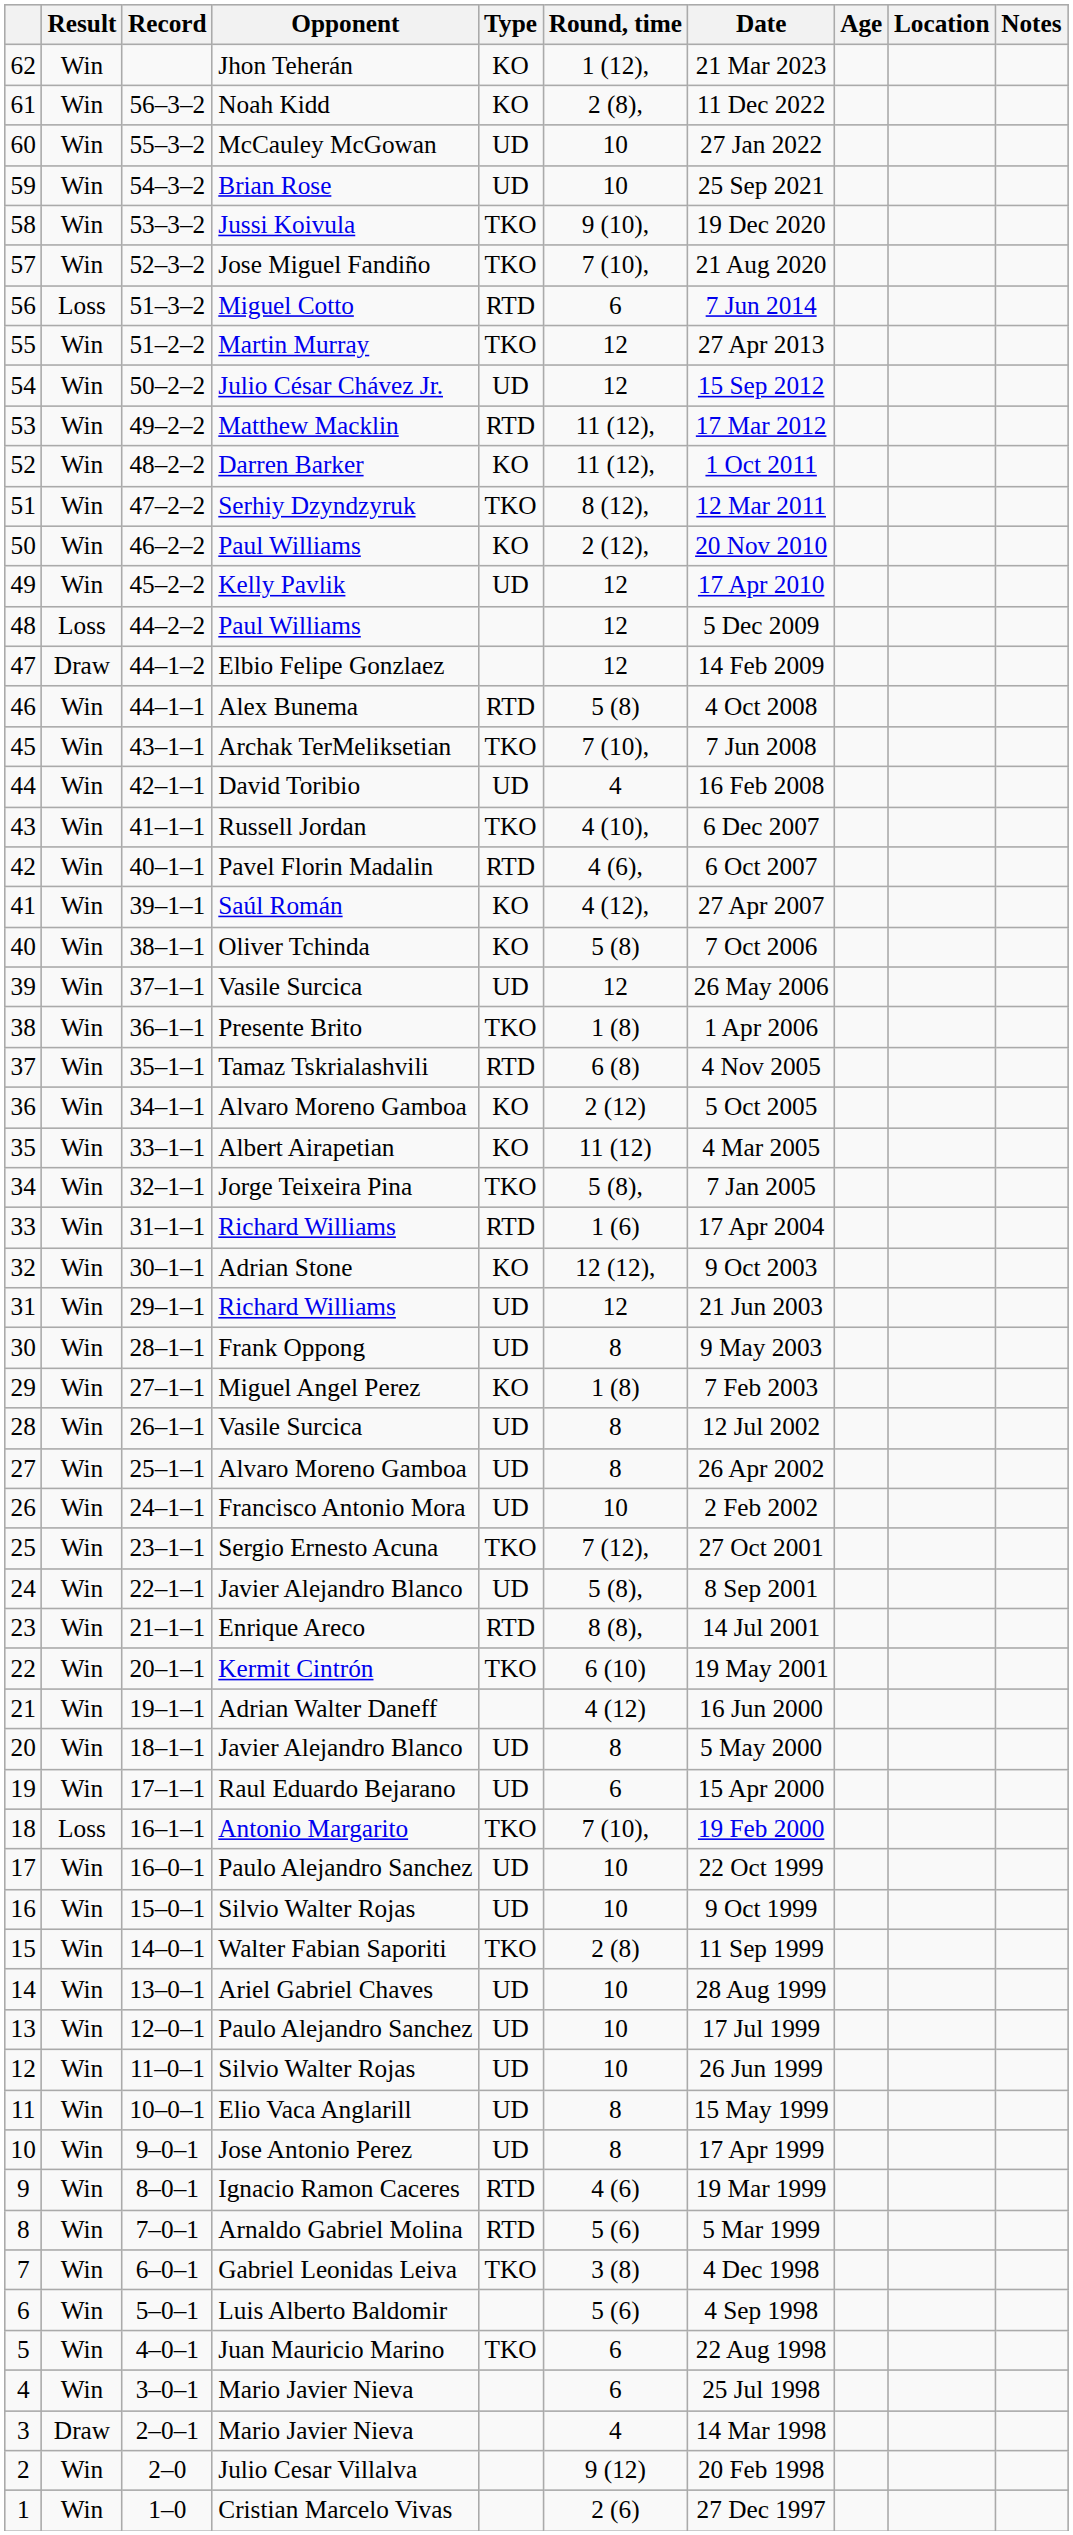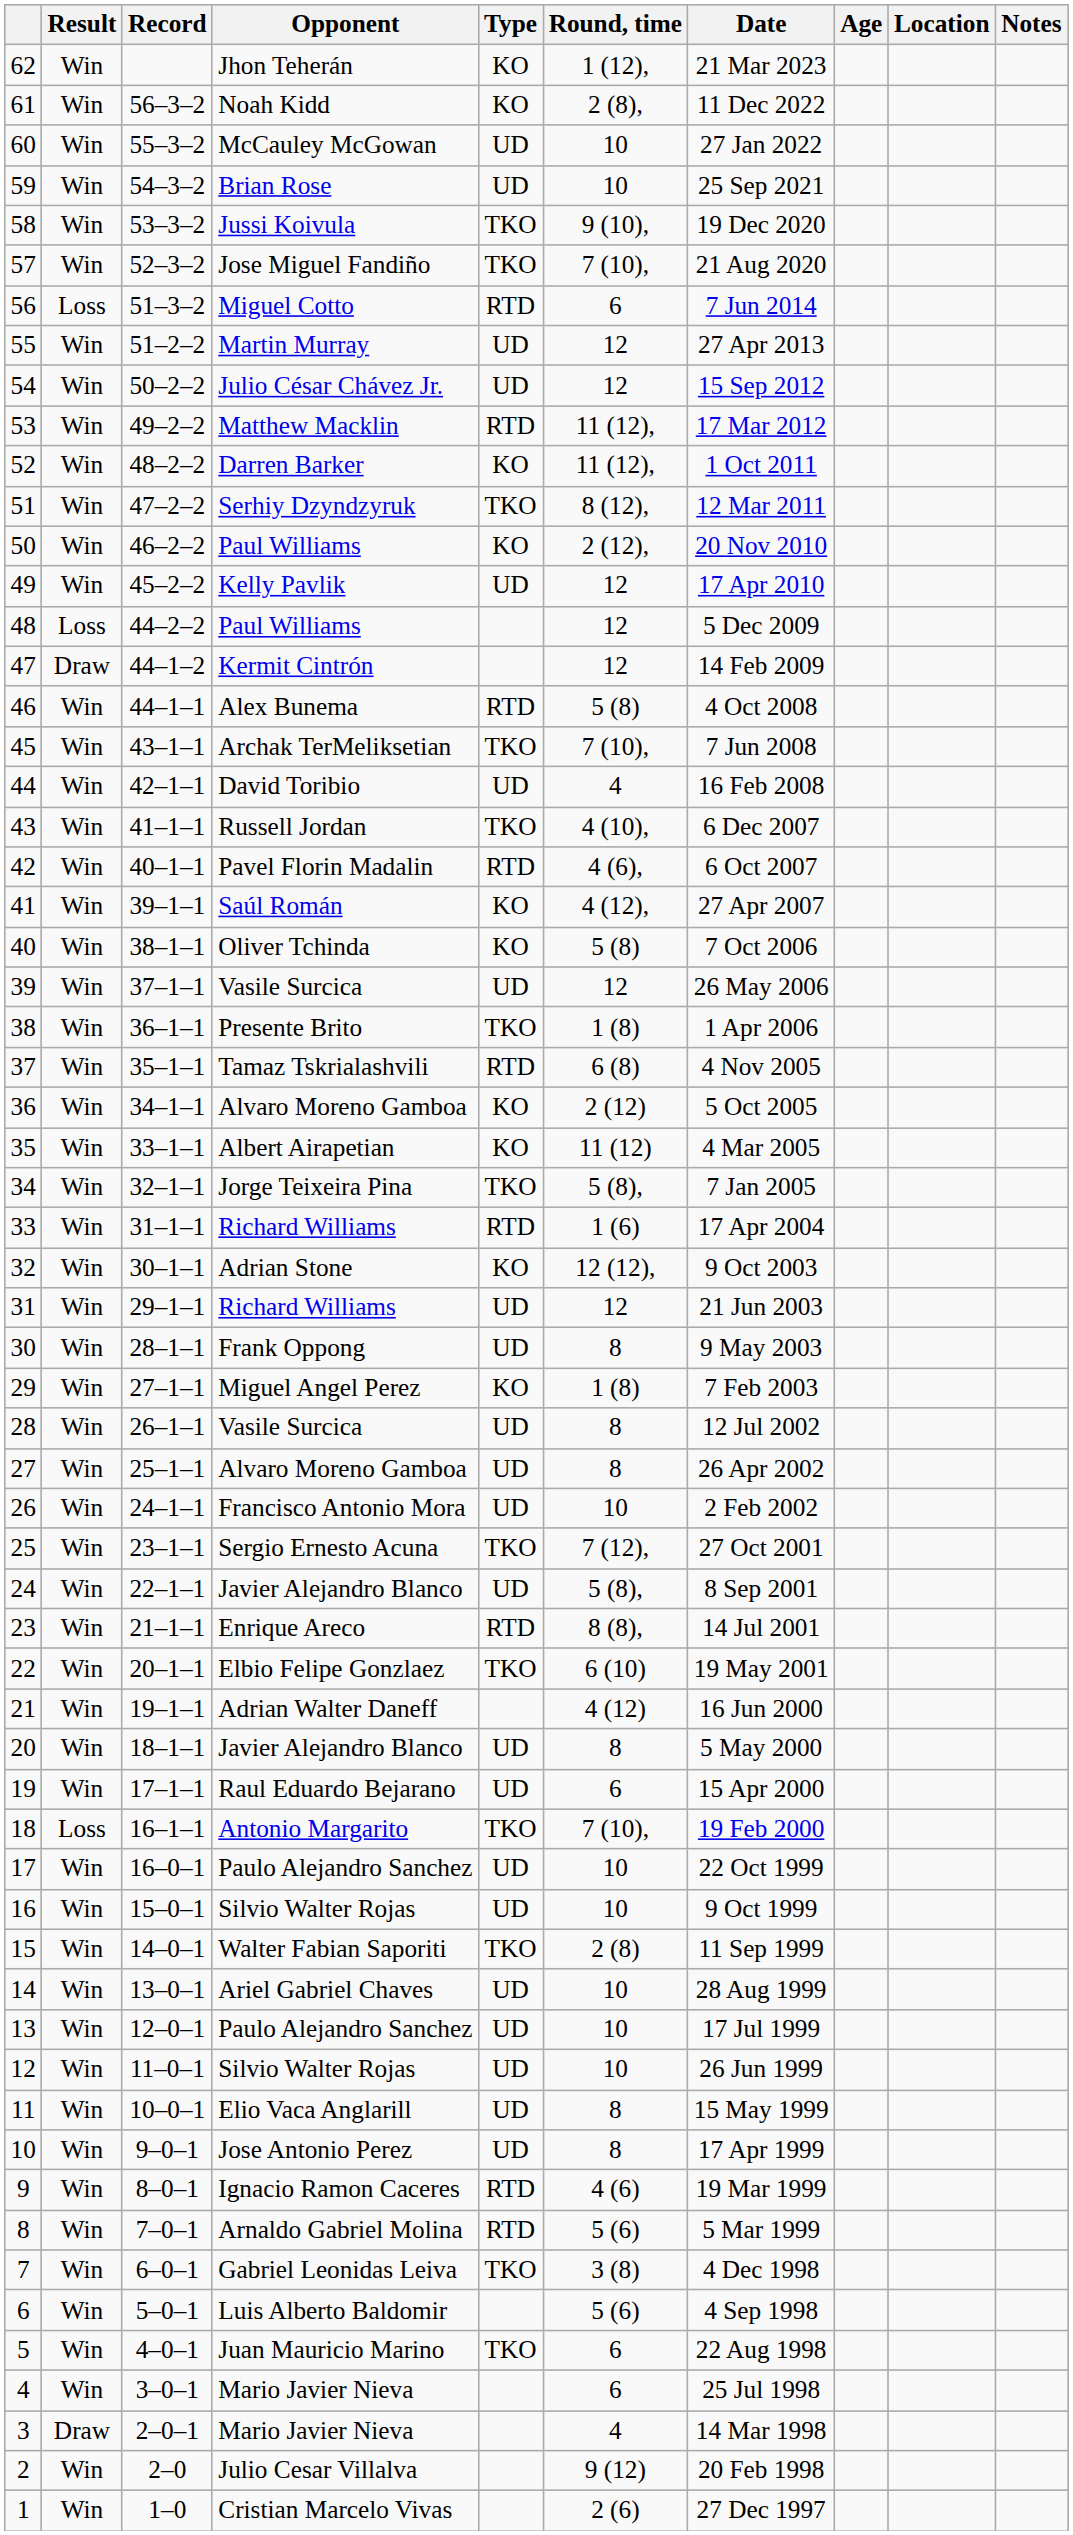(511, 345) TKO -> (511, 345) UD
(331, 666) Elbio Felipe Gonzlaez -> (296, 666) Kermit Cintrón
(296, 1668) Kermit Cintrón -> (331, 1668) Elbio Felipe Gonzlaez
